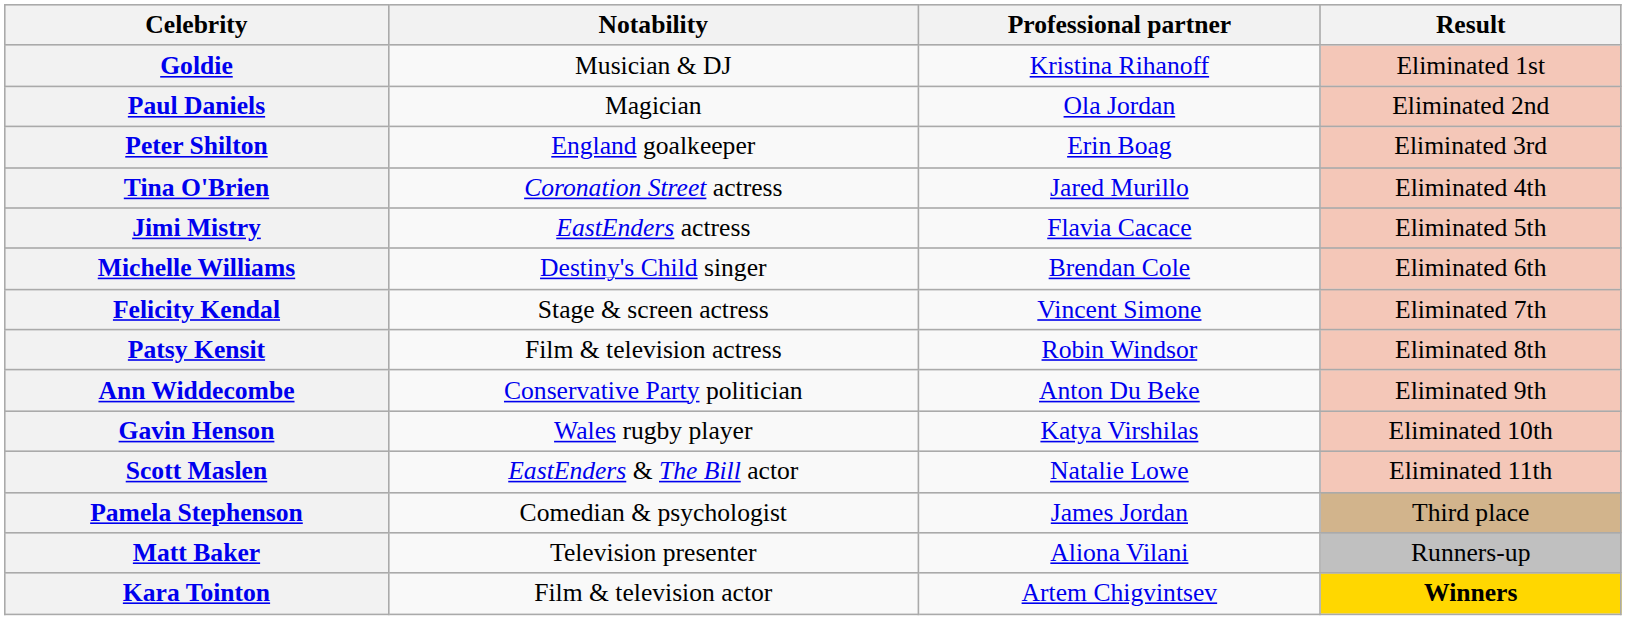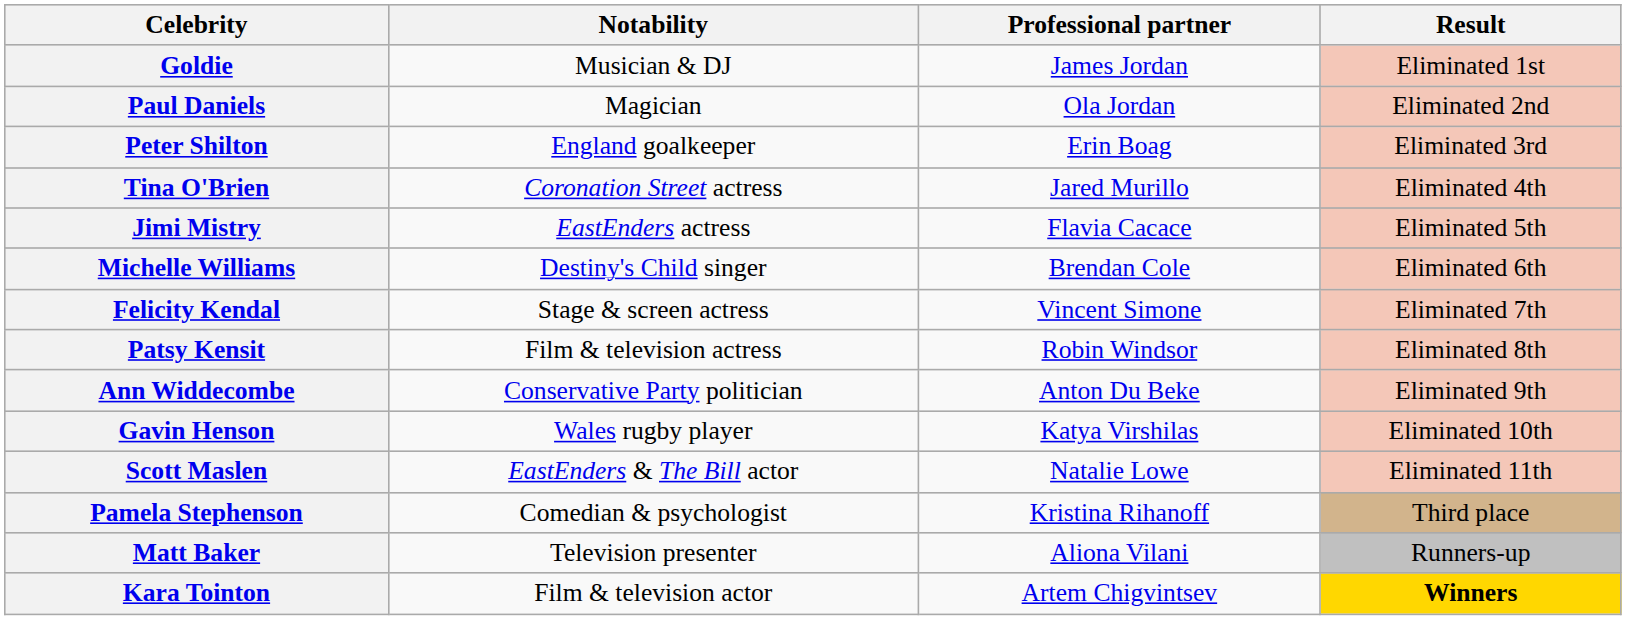(1119, 65) Kristina Rihanoff -> (1119, 65) James Jordan
(1119, 512) James Jordan -> (1119, 512) Kristina Rihanoff
